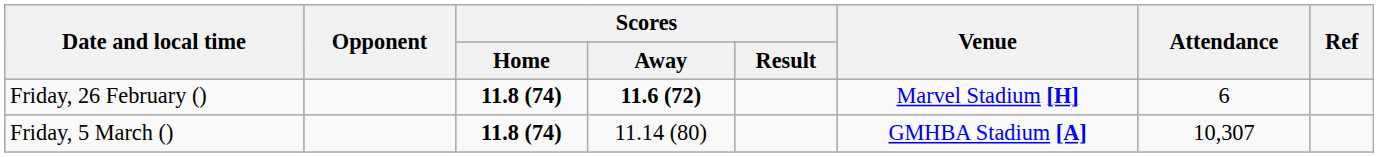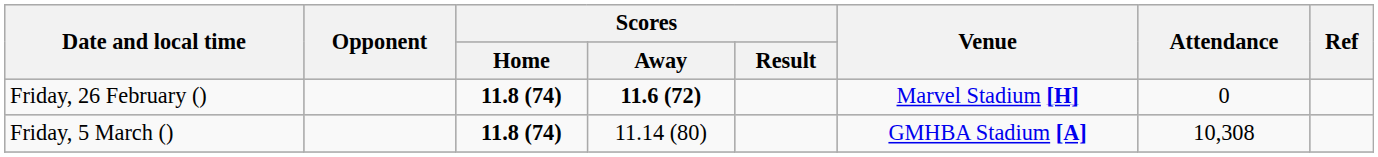(1224, 96) 6 -> (1224, 96) 0
(1224, 133) 10,307 -> (1224, 133) 10,308
